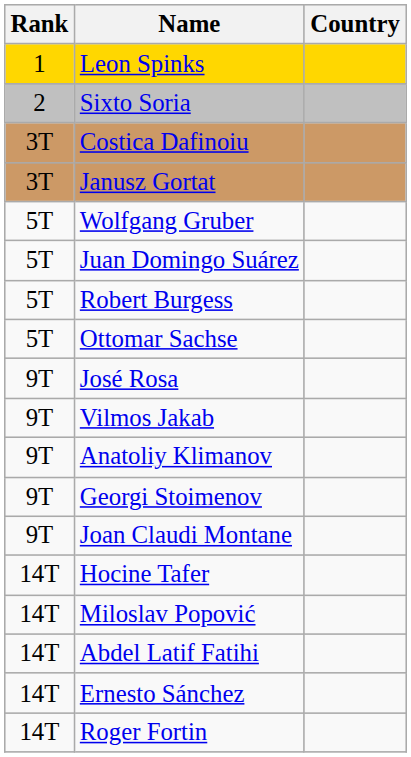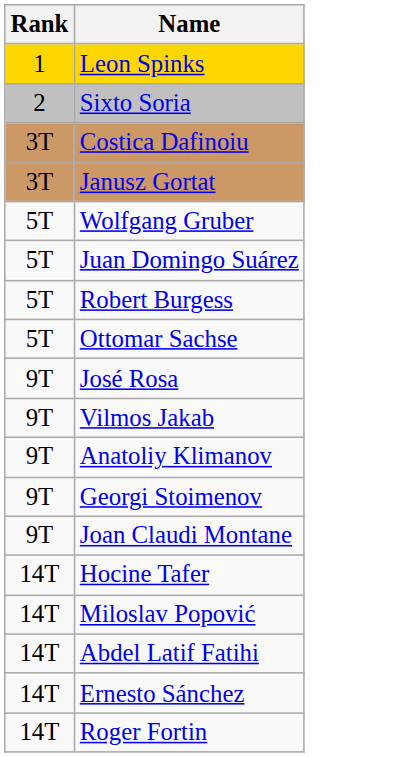- column: (355, 24)
